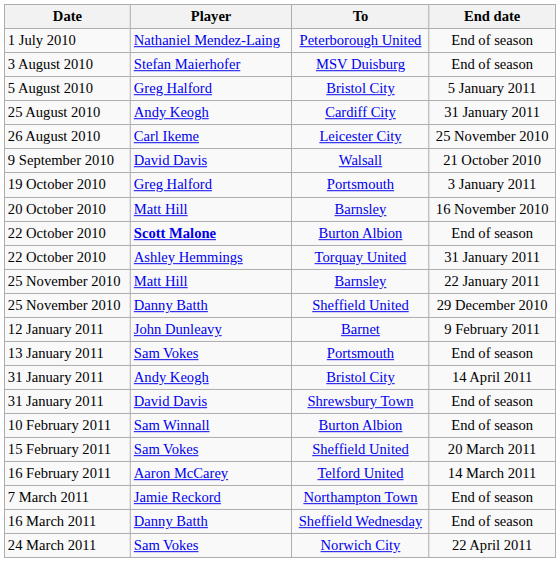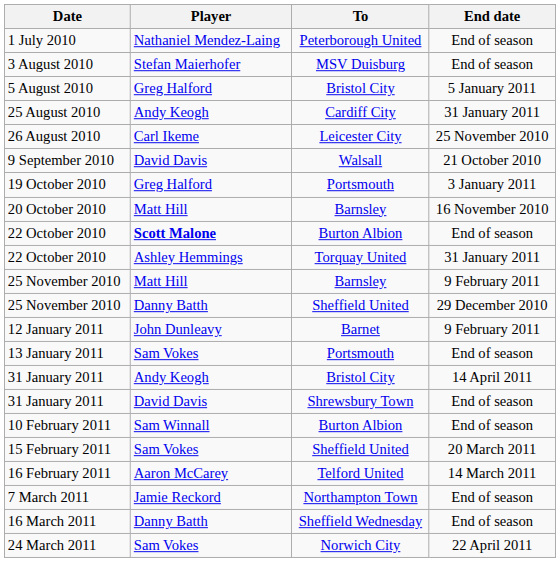(492, 281) 22 January 2011 -> (492, 281) 9 February 2011
